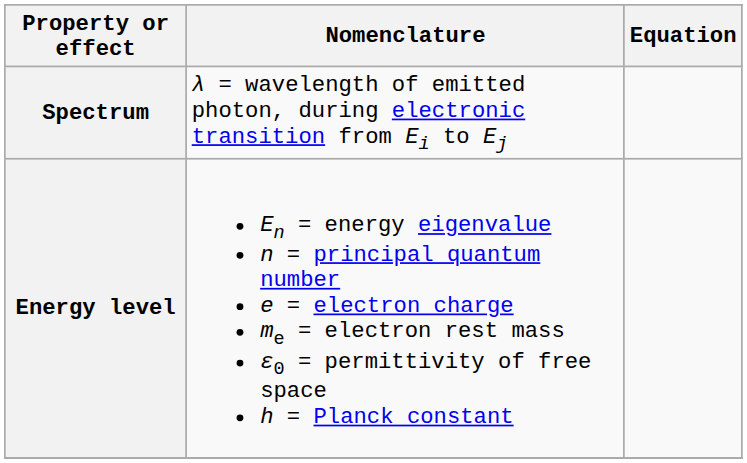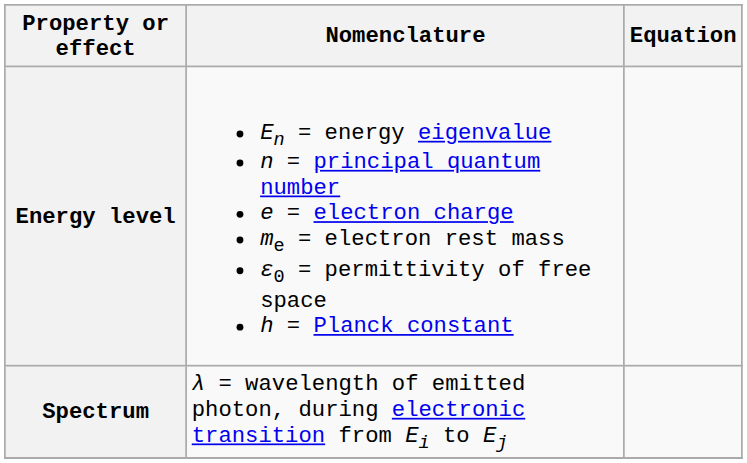rows swapped: (96, 308) <-> (96, 113)
